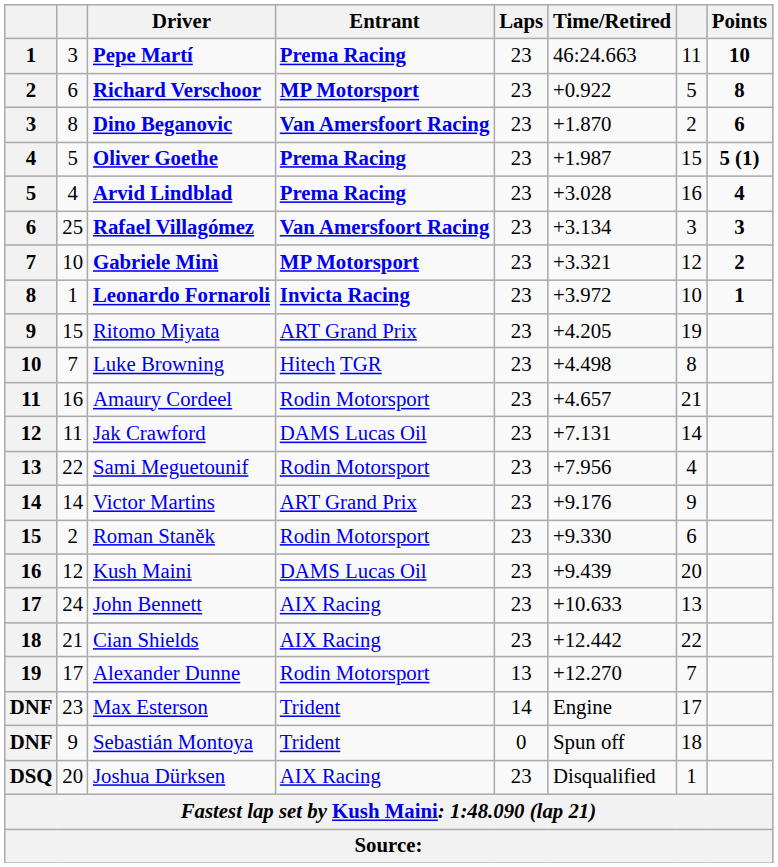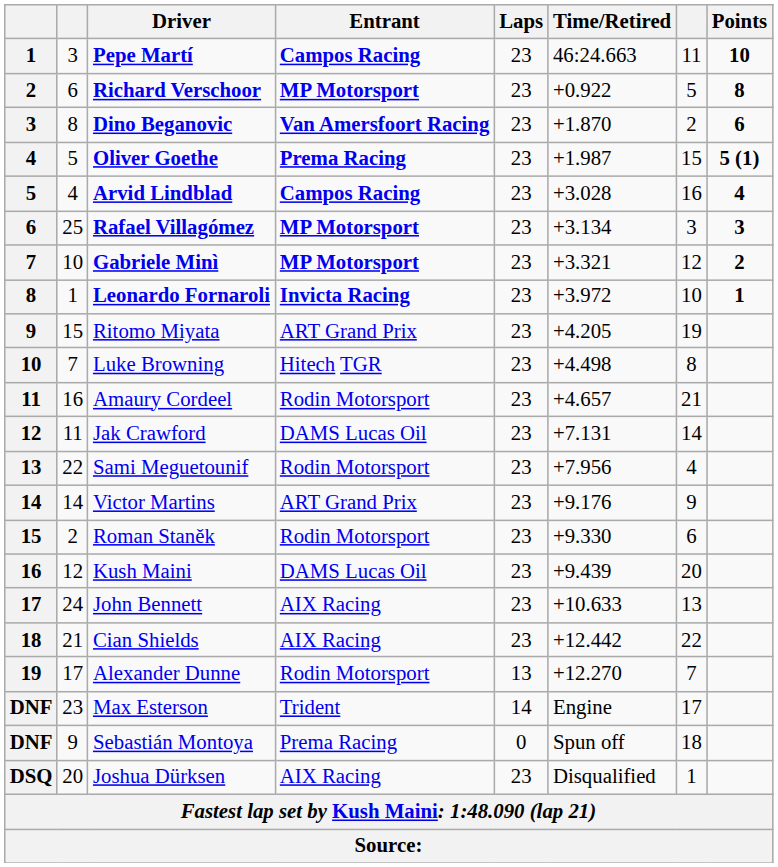(343, 55) Prema Racing -> (350, 55) Campos Racing
(343, 192) Prema Racing -> (350, 192) Campos Racing
(385, 227) Van Amersfoort Racing -> (349, 227) MP Motorsport
(310, 742) Trident -> (338, 742) Prema Racing
